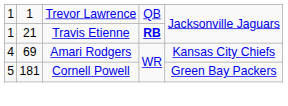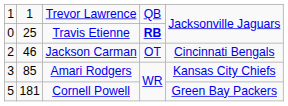(11, 33) 1 -> (11, 33) 0
(30, 33) 21 -> (30, 33) 25
+ row: (91, 52)
(11, 52) 4 -> (11, 71) 3
(30, 52) 69 -> (30, 71) 85
